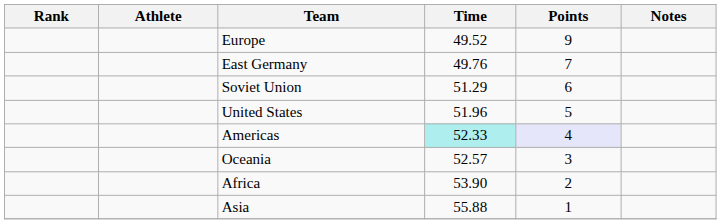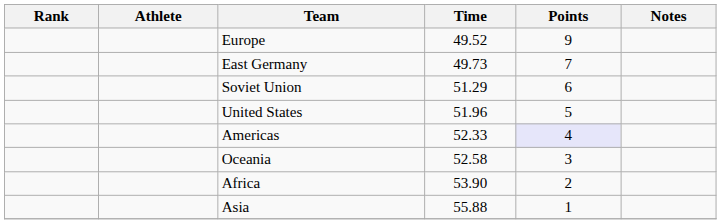(470, 64) 49.76 -> (470, 64) 49.73
(470, 135) paleturquoise background -> (470, 135) no background
(470, 159) 52.57 -> (470, 159) 52.58
